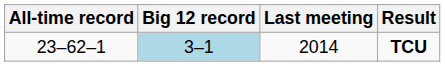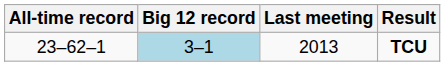(319, 46) 2014 -> (319, 46) 2013
